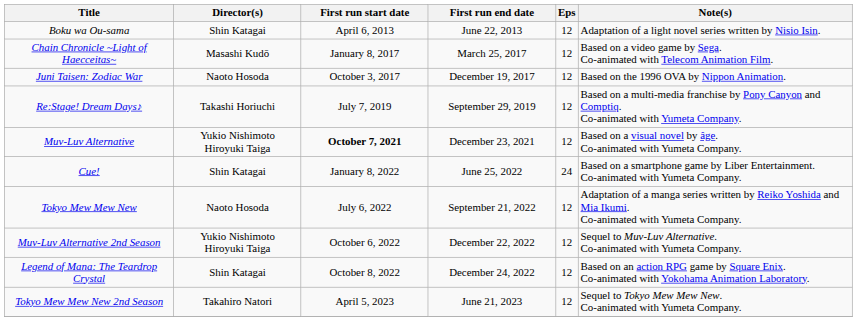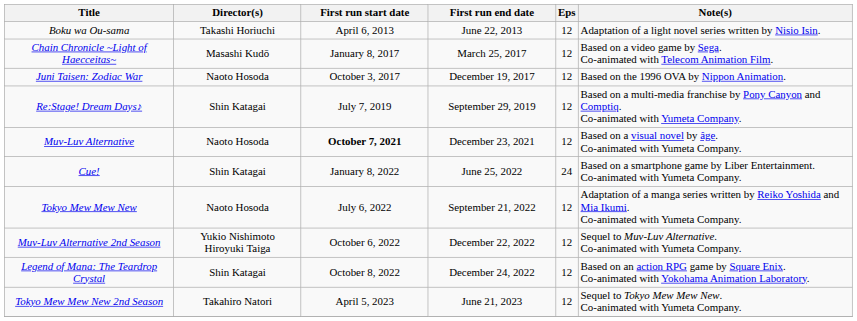(238, 30) Shin Katagai -> (238, 30) Takashi Horiuchi
(238, 106) Takashi Horiuchi -> (238, 106) Shin Katagai
(238, 142) Yukio Nishimoto Hiroyuki Taiga -> (238, 142) Naoto Hosoda
